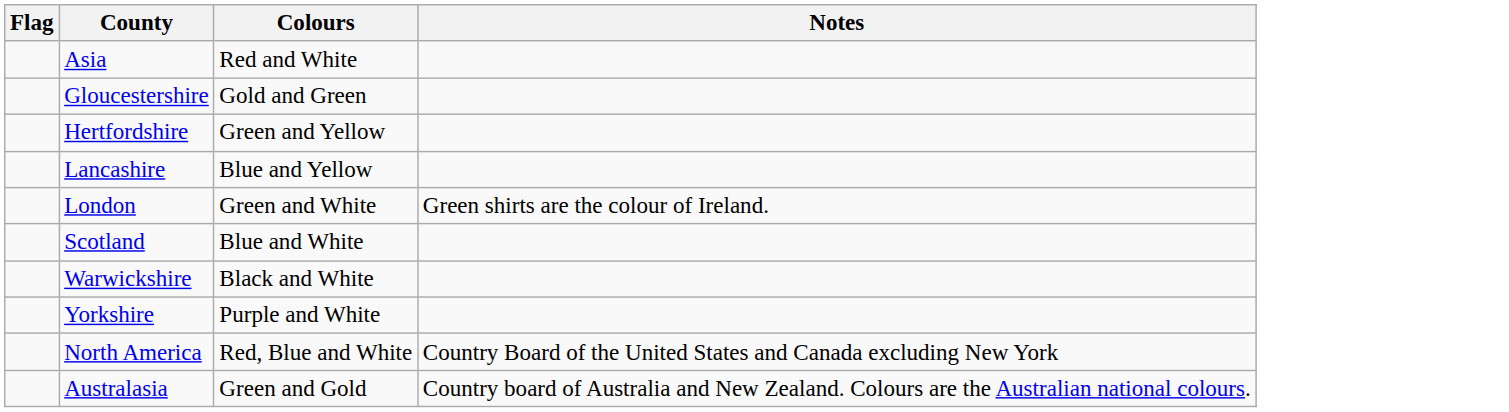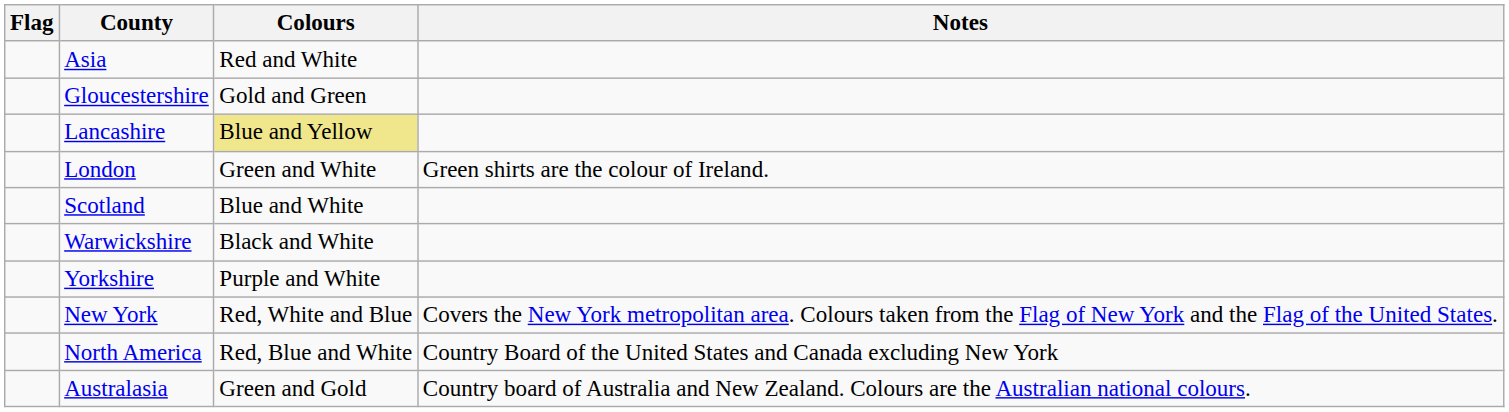- row: (126, 132)
(296, 168) no background -> (296, 132) khaki background
+ row: (111, 315)
